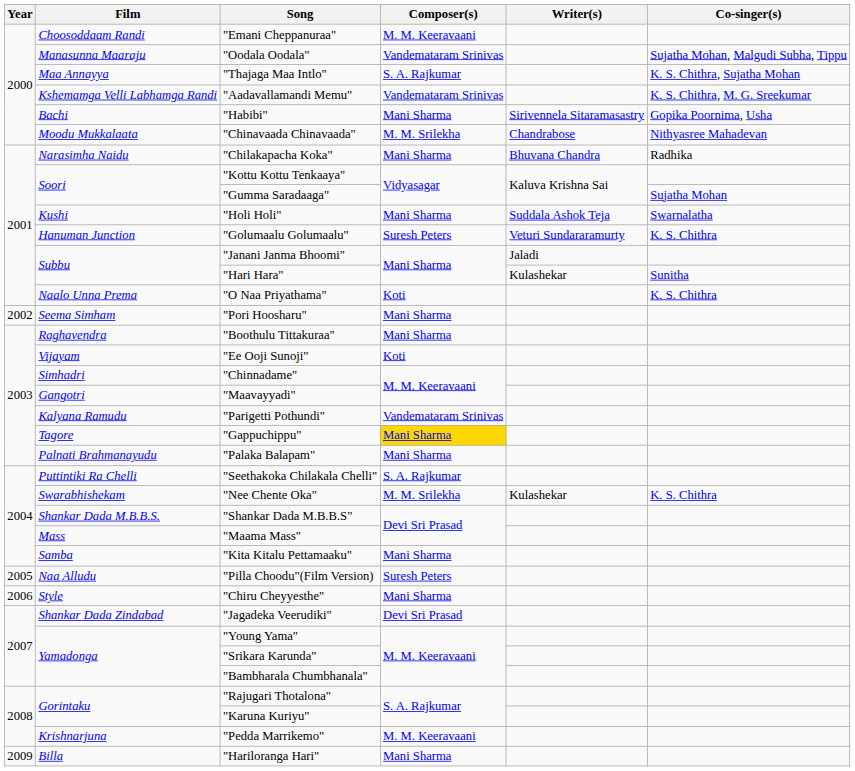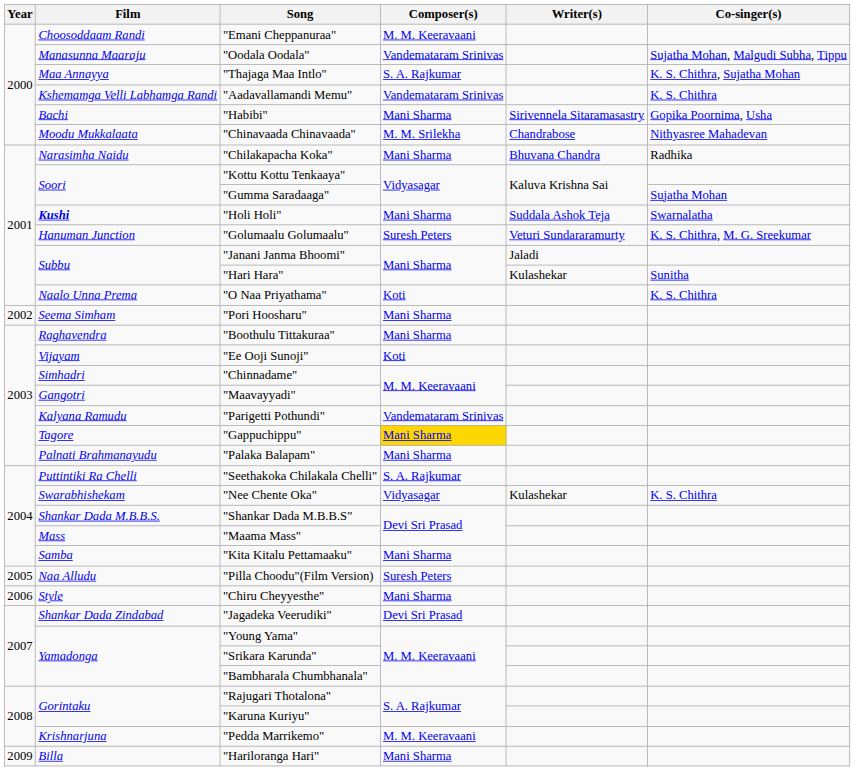(731, 94) K. S. Chithra, M. G. Sreekumar -> (684, 94) K. S. Chithra
(53, 214) normal -> (54, 214) bold
(684, 235) K. S. Chithra -> (731, 235) K. S. Chithra, M. G. Sreekumar
(422, 495) M. M. Srilekha -> (411, 495) Vidyasagar
